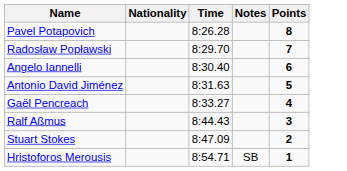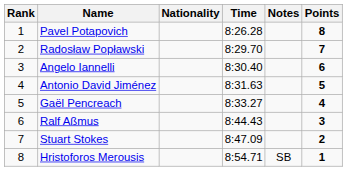+ column: (21, 13)
